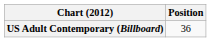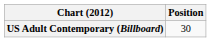(186, 28) 36 -> (186, 28) 30
